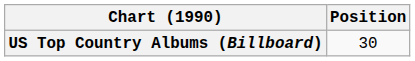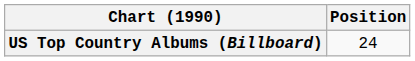(368, 43) 30 -> (368, 43) 24
